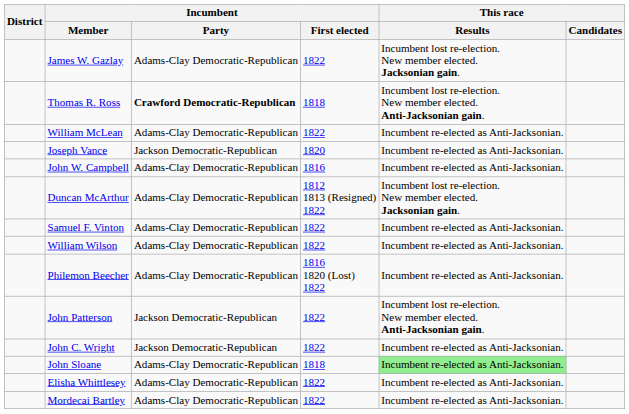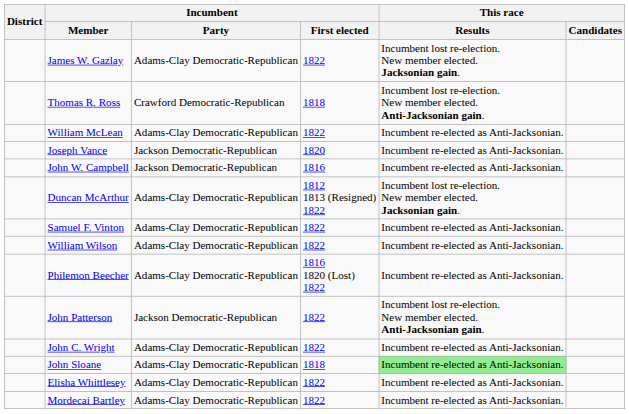(215, 103) bold -> (209, 103) normal
(216, 167) Adams-Clay Democratic-Republican -> (205, 167) Jackson Democratic-Republican
(205, 347) Jackson Democratic-Republican -> (216, 347) Adams-Clay Democratic-Republican
